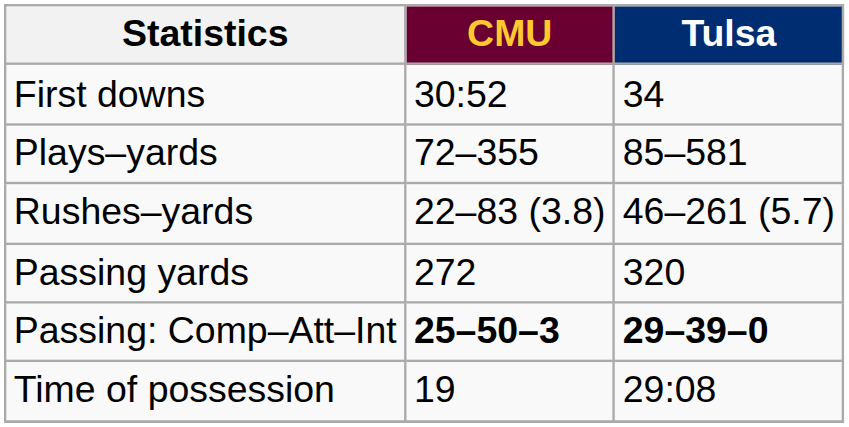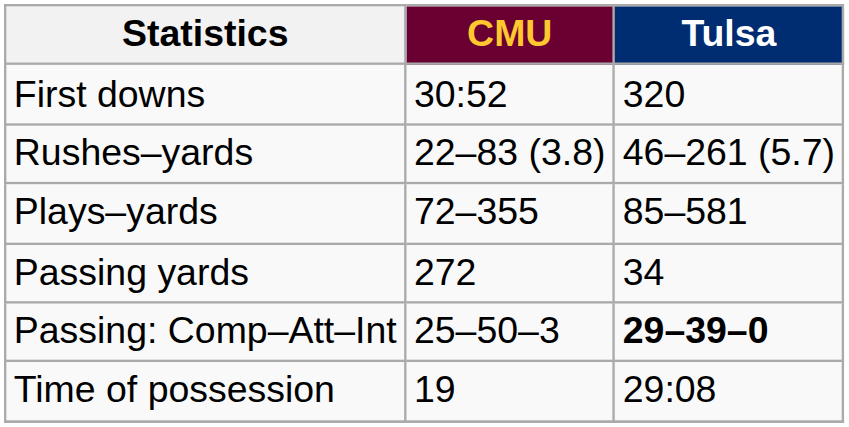(644, 93) 34 -> (654, 93) 320
rows swapped: (116, 152) <-> (133, 212)
(654, 271) 320 -> (644, 271) 34
(487, 331) bold -> (487, 331) normal
